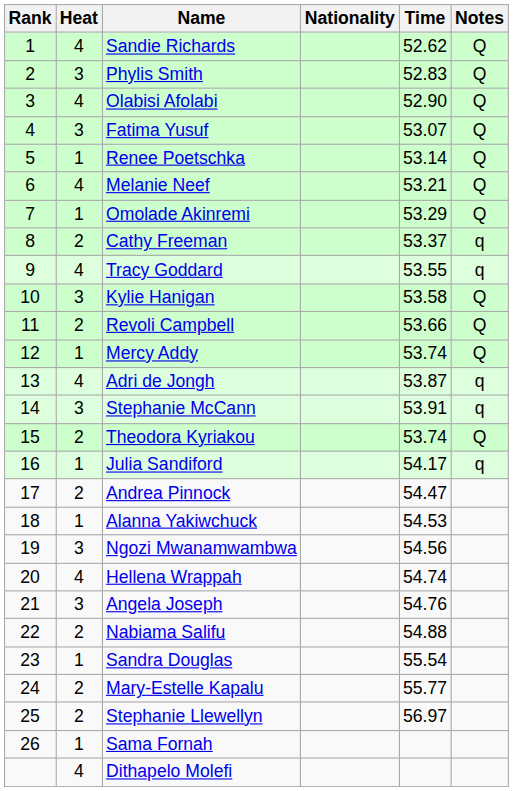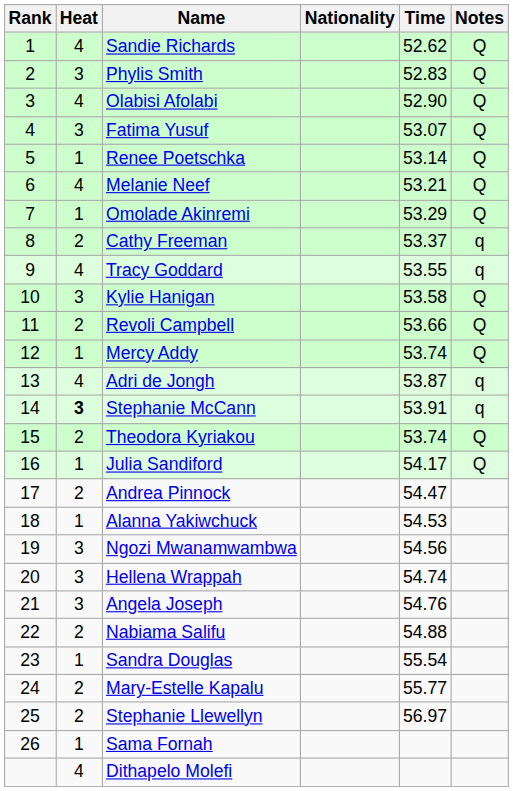(79, 409) normal -> (79, 409) bold
(480, 465) q -> (480, 465) Q
(79, 576) 4 -> (79, 576) 3
